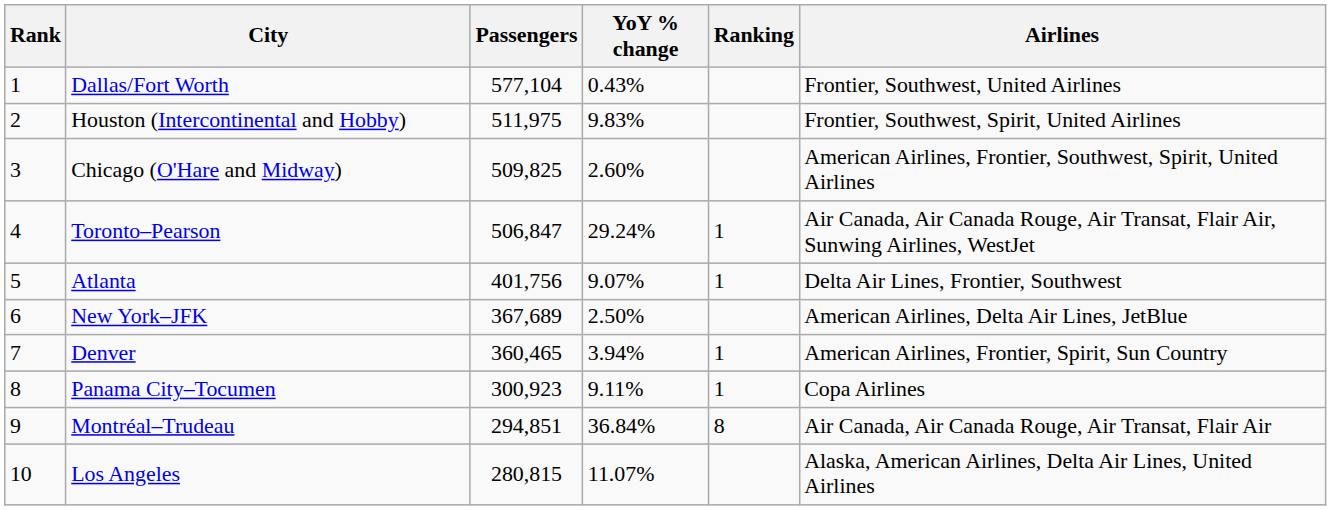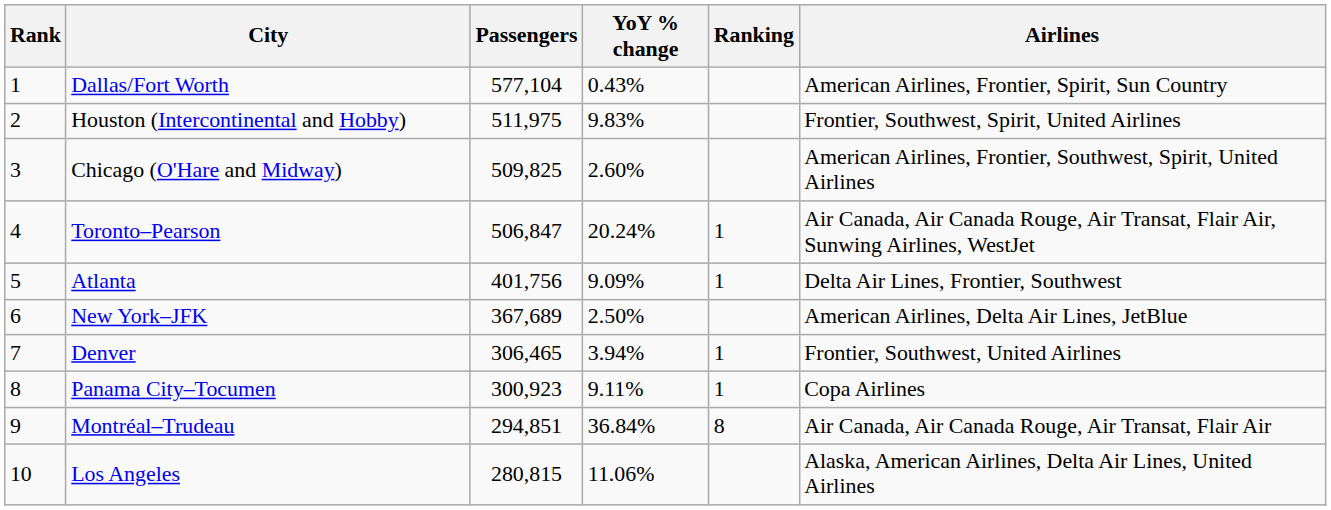(963, 84) Frontier, Southwest, United Airlines -> (1016, 84) American Airlines, Frontier, Spirit, Sun Country
(622, 231) 29.24% -> (622, 231) 20.24%
(616, 280) 9.07% -> (616, 280) 9.09%
(527, 353) 360,465 -> (527, 353) 306,465
(1016, 353) American Airlines, Frontier, Spirit, Sun Country -> (963, 353) Frontier, Southwest, United Airlines
(621, 474) 11.07% -> (621, 474) 11.06%
